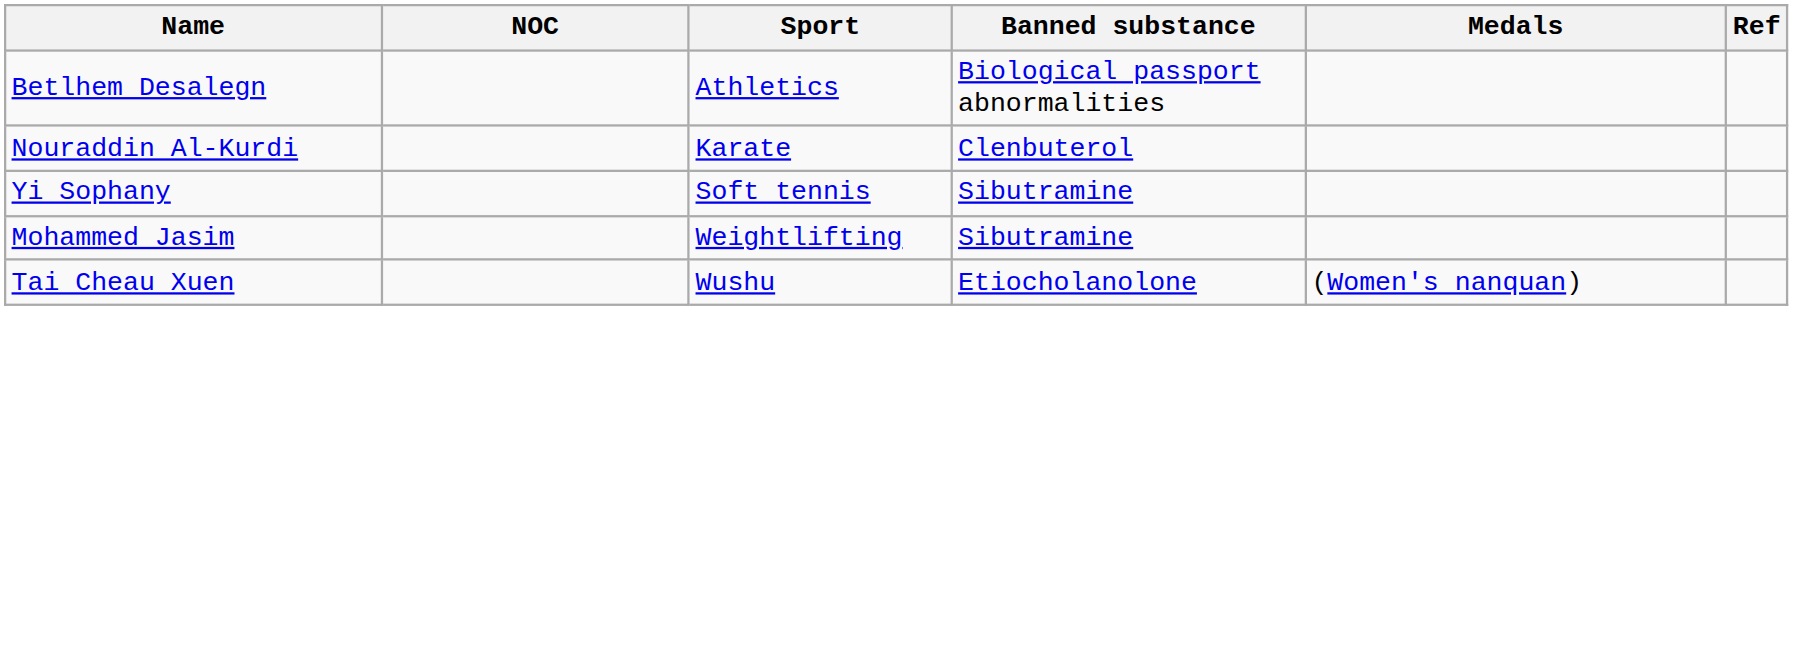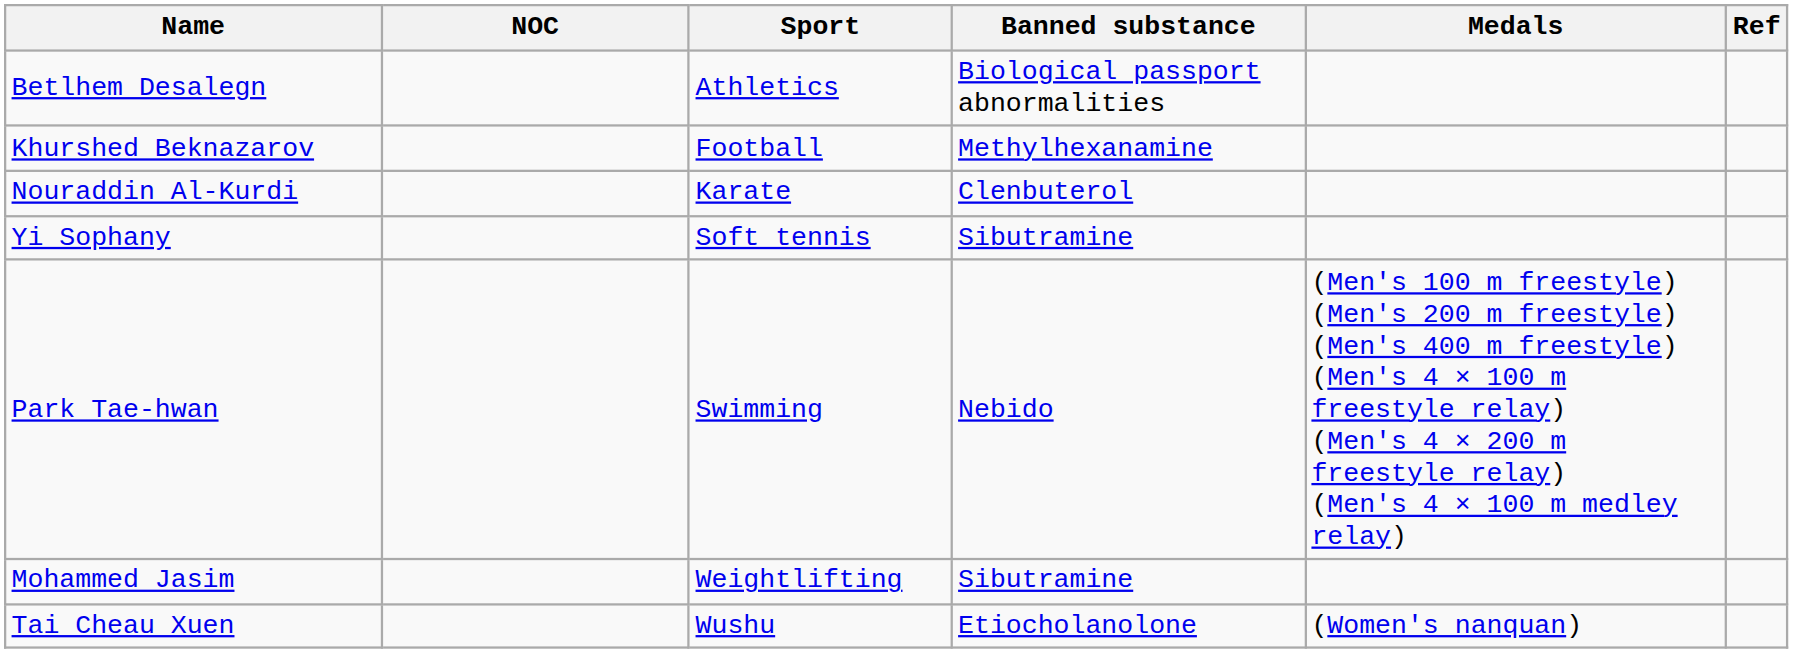+ row: (163, 148)
+ row: (115, 409)
